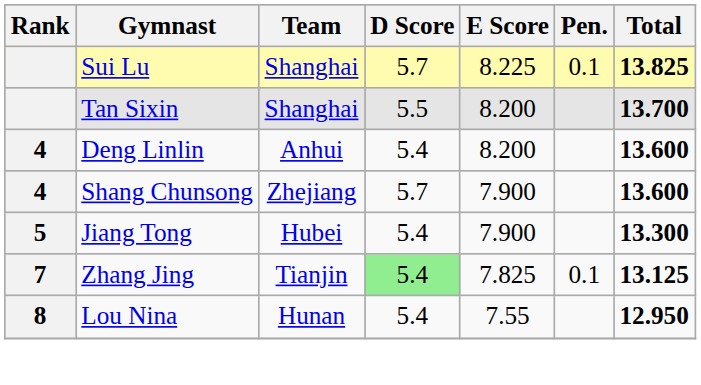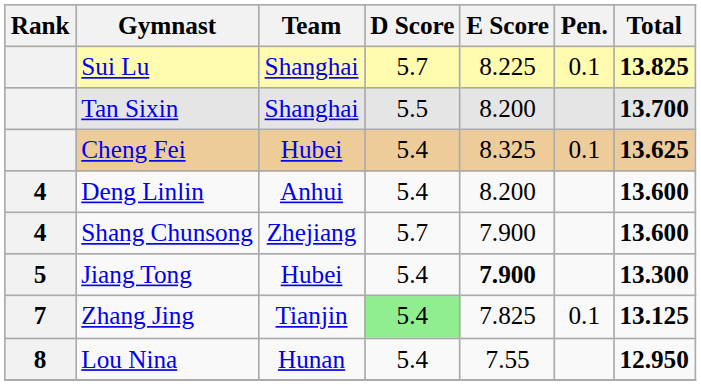+ row: (133, 150)
(508, 233) normal -> (508, 275) bold
